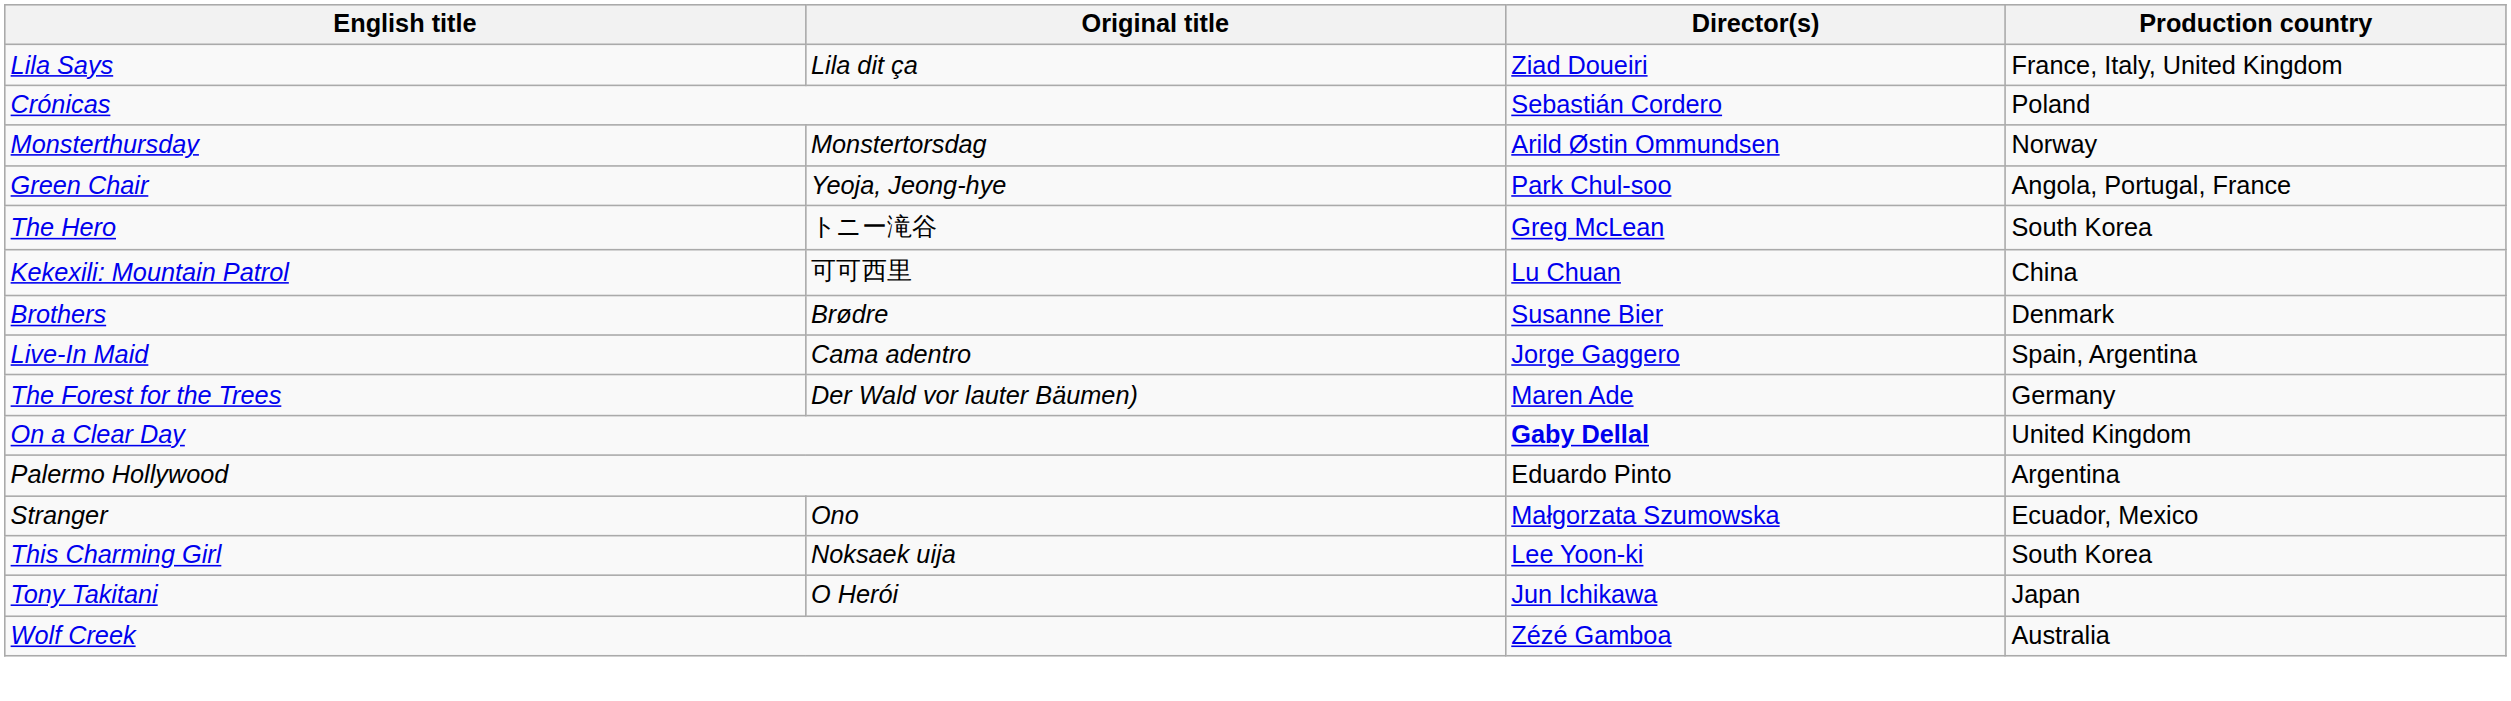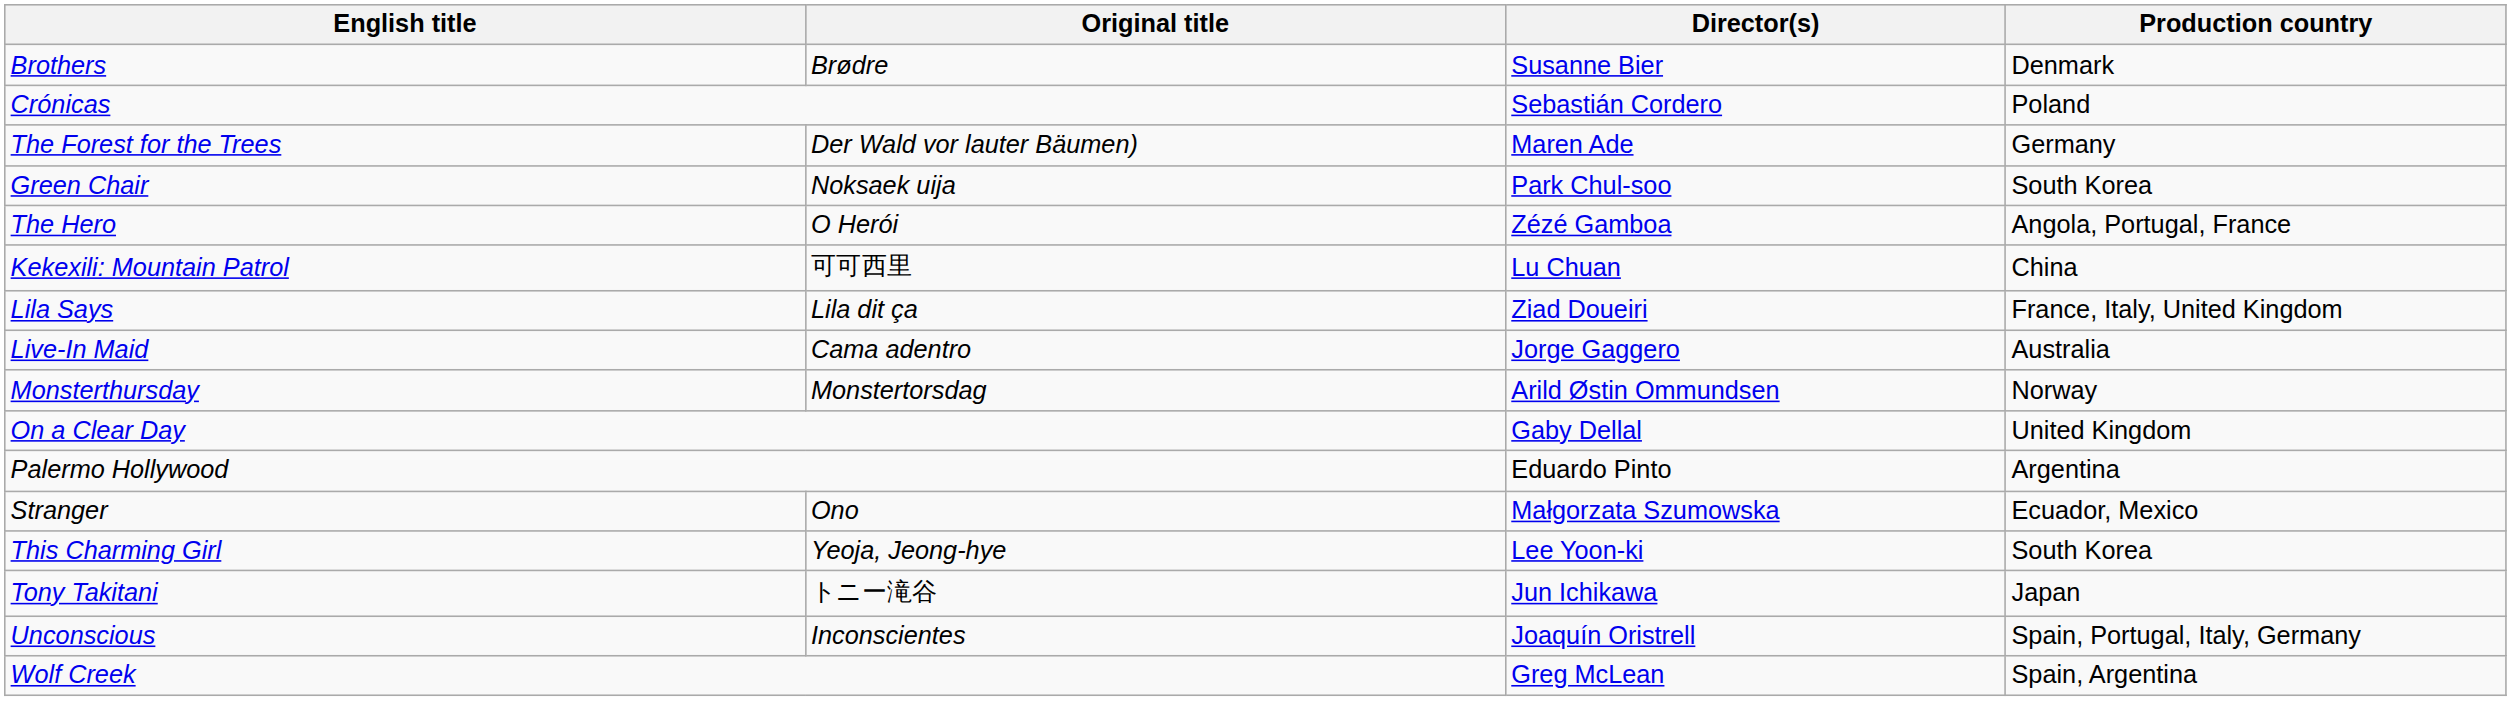rows swapped: (58, 314) <-> (62, 64)
rows swapped: (146, 394) <-> (105, 144)
(909, 184) Yeoja, Jeong-hye -> (883, 184) Noksaek uija
(2151, 184) Angola, Portugal, France -> (2082, 184) South Korea
(874, 226) トニー滝谷 -> (855, 225) O Herói
(1588, 227) Greg McLean -> (1591, 225) Zézé Gamboa
(2082, 227) South Korea -> (2151, 225) Angola, Portugal, France
(2104, 354) Spain, Argentina -> (2061, 350) Australia
(1580, 434) bold -> (1577, 430) normal
(883, 555) Noksaek uija -> (909, 550) Yeoja, Jeong-hye
(855, 595) O Herói -> (874, 592) トニー滝谷
+ row: (83, 635)
(1591, 635) Zézé Gamboa -> (1588, 675) Greg McLean
(2061, 635) Australia -> (2104, 675) Spain, Argentina
